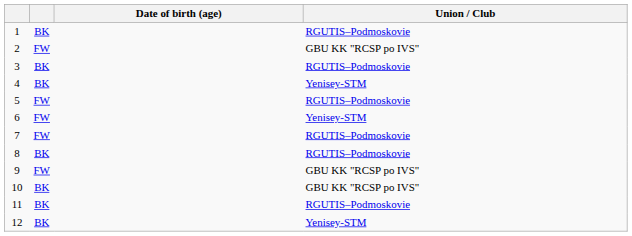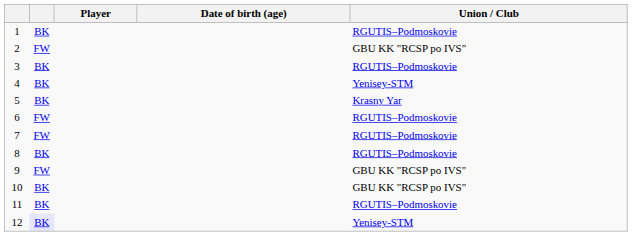+ column: (96, 13)
(42, 101) FW -> (42, 101) BK
(358, 101) RGUTIS–Podmoskovie -> (377, 101) Krasny Yar
(336, 118) Yenisey-STM -> (405, 118) RGUTIS–Podmoskovie
(42, 222) no background -> (42, 222) lavender background
